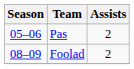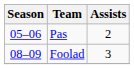(108, 53) 2 -> (108, 53) 3
